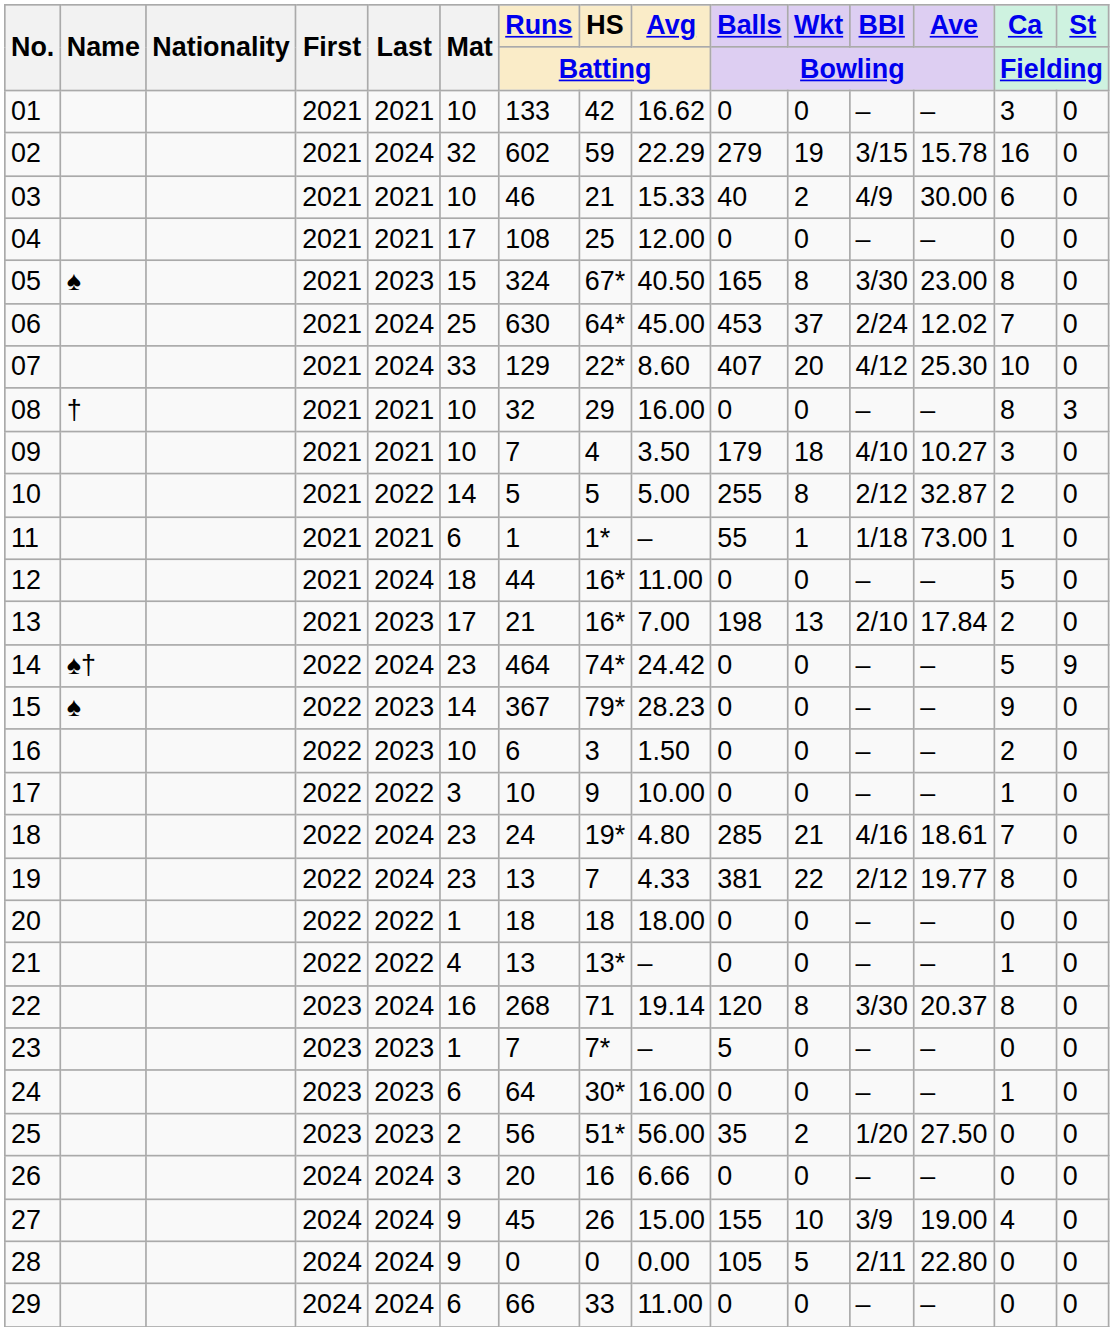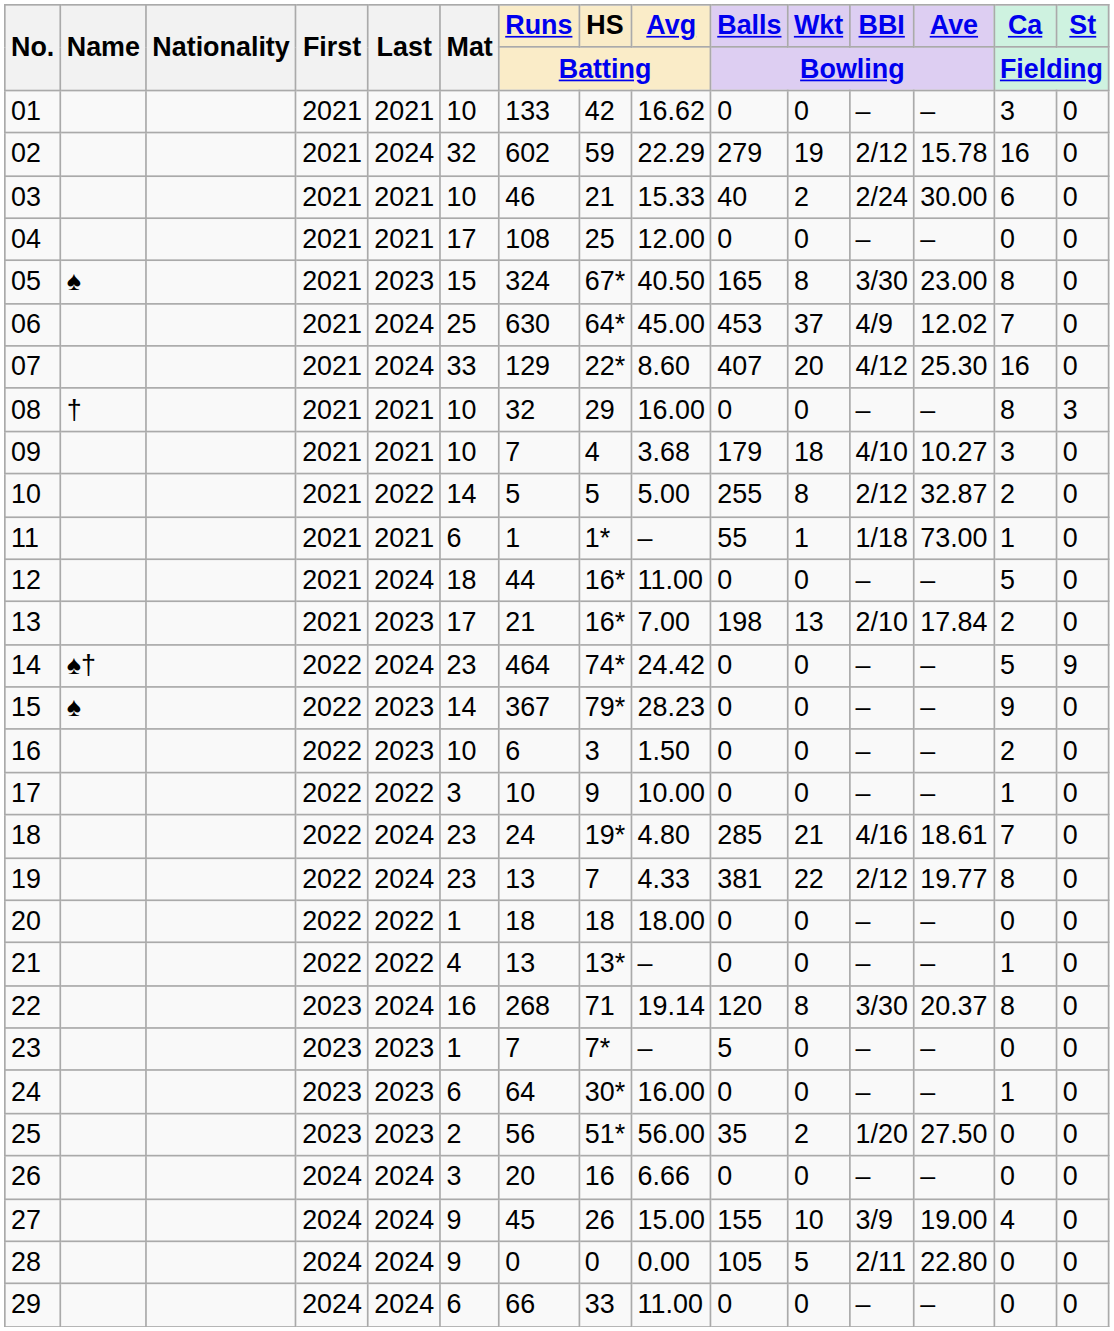(882, 153) 3/15 -> (882, 153) 2/12
(874, 196) 4/9 -> (882, 196) 2/24
(882, 324) 2/24 -> (874, 324) 4/9
(1015, 366) 10 -> (1015, 366) 16
(664, 452) 3.50 -> (664, 452) 3.68
